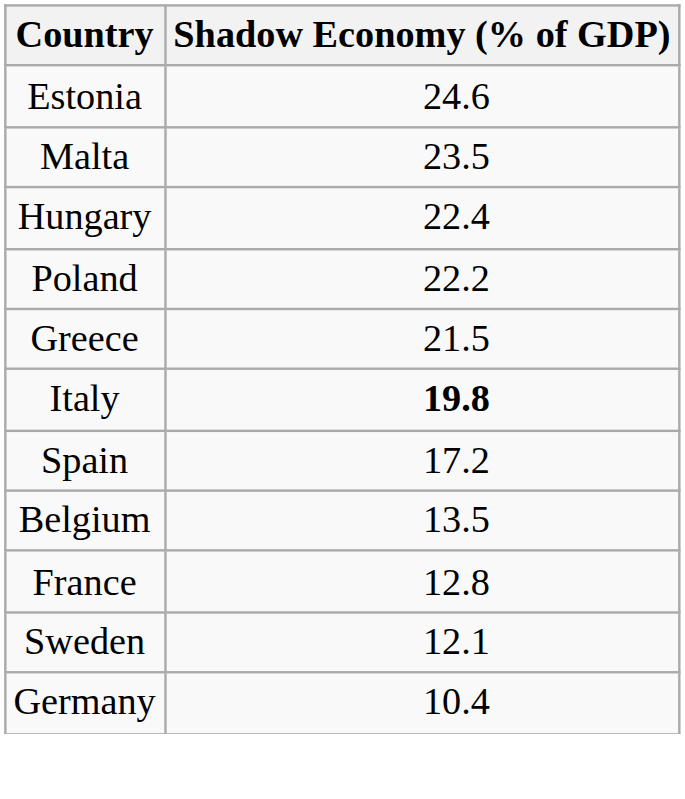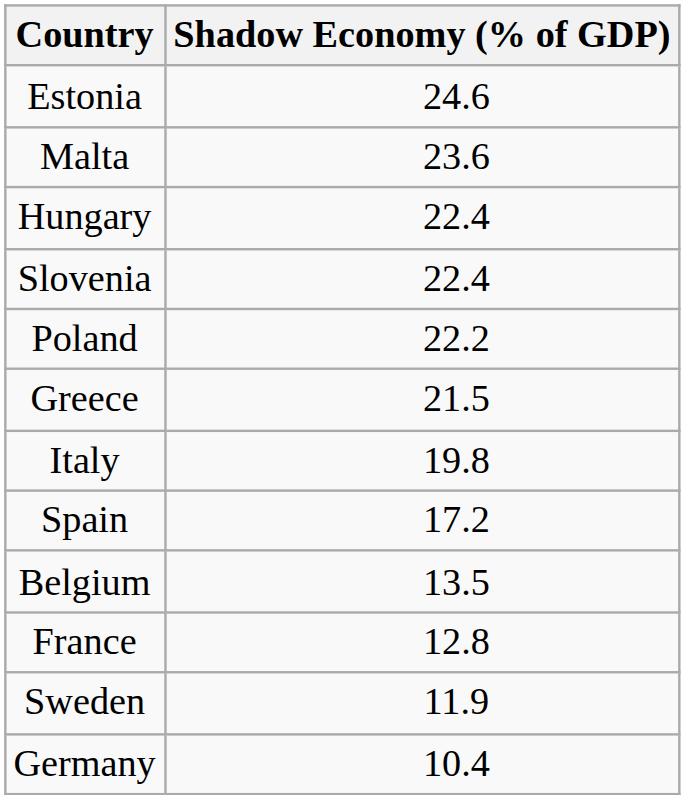(456, 156) 23.5 -> (456, 156) 23.6
+ row: (85, 277)
(456, 398) bold -> (456, 459) normal
(456, 641) 12.1 -> (456, 702) 11.9
